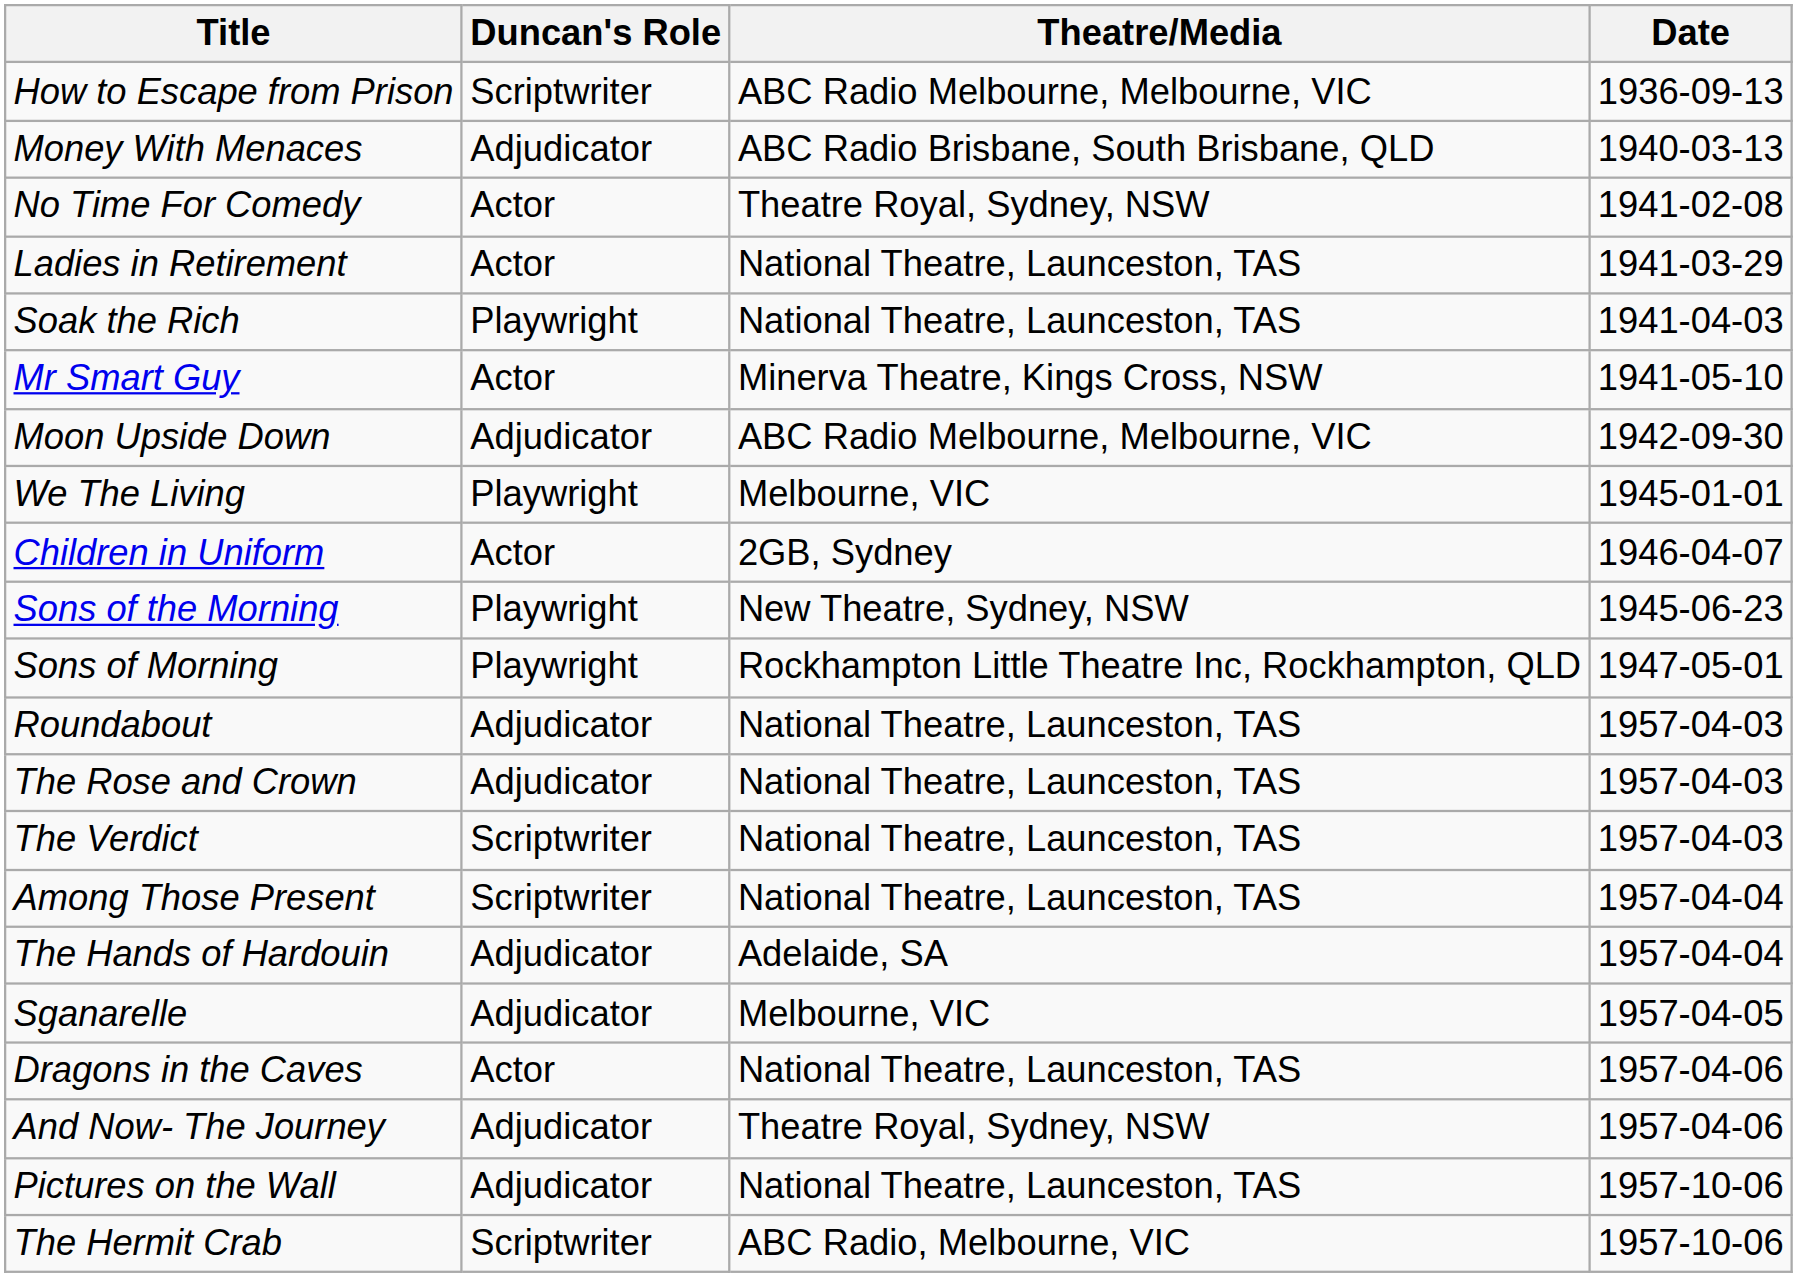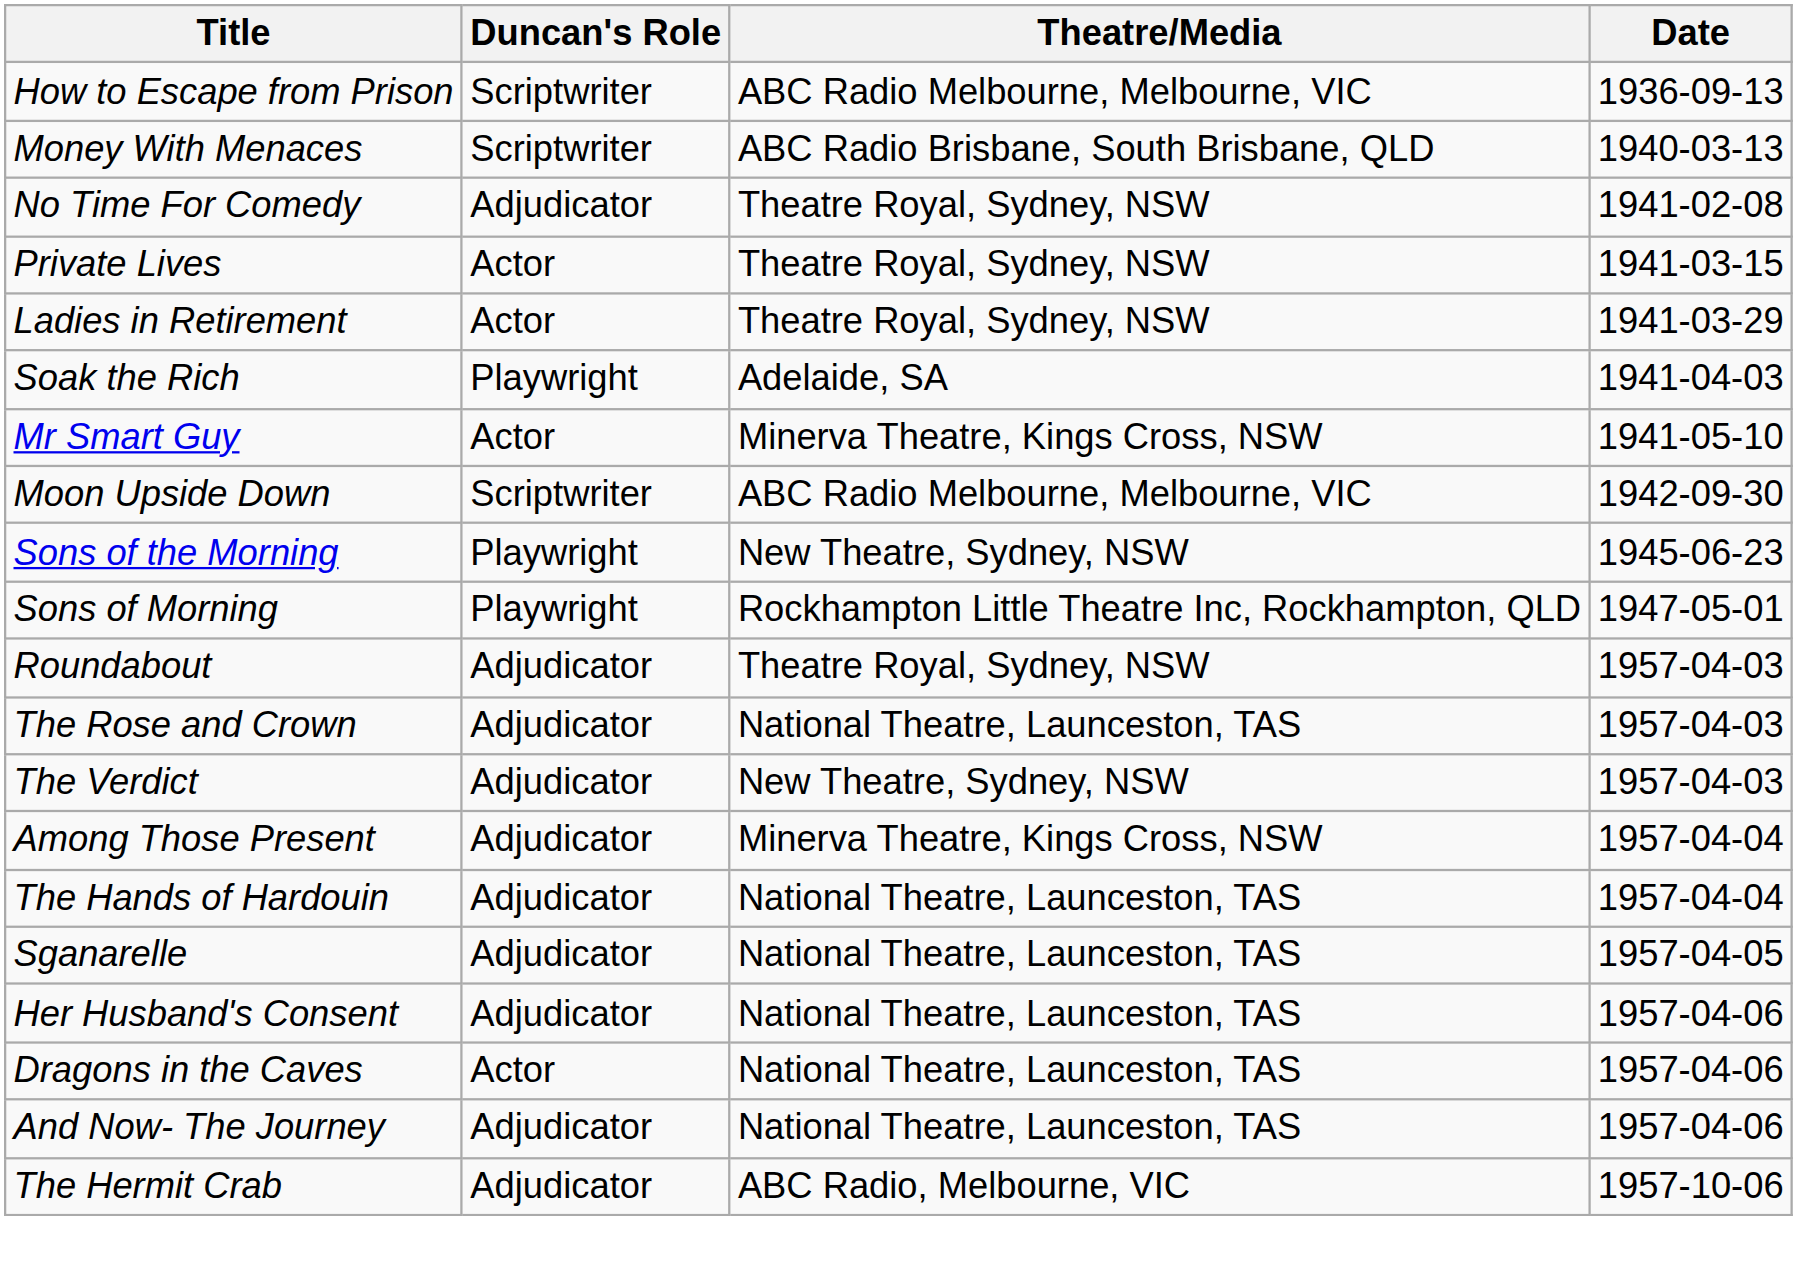(561, 148) Adjudicator -> (561, 148) Scriptwriter
(513, 206) Actor -> (561, 206) Adjudicator
+ row: (117, 263)
(1020, 263) National Theatre, Launceston, TAS -> (974, 321) Theatre Royal, Sydney, NSW
(1020, 321) National Theatre, Launceston, TAS -> (843, 378) Adelaide, SA
(561, 436) Adjudicator -> (561, 494) Scriptwriter
- row: (129, 494)
- row: (169, 551)
(1020, 724) National Theatre, Launceston, TAS -> (974, 666) Theatre Royal, Sydney, NSW
(561, 839) Scriptwriter -> (561, 782) Adjudicator
(1020, 839) National Theatre, Launceston, TAS -> (963, 782) New Theatre, Sydney, NSW
(561, 897) Scriptwriter -> (561, 839) Adjudicator
(1020, 897) National Theatre, Launceston, TAS -> (1030, 839) Minerva Theatre, Kings Cross, NSW
(843, 954) Adelaide, SA -> (1020, 897) National Theatre, Launceston, TAS
(864, 1012) Melbourne, VIC -> (1020, 954) National Theatre, Launceston, TAS
+ row: (206, 1012)
(974, 1127) Theatre Royal, Sydney, NSW -> (1020, 1127) National Theatre, Launceston, TAS
- row: (175, 1185)
(561, 1242) Scriptwriter -> (561, 1185) Adjudicator
